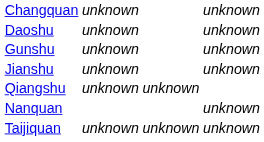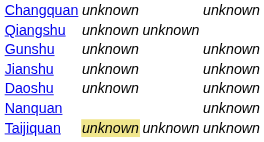rows swapped: (29, 30) <-> (35, 89)
(110, 128) no background -> (110, 128) khaki background
